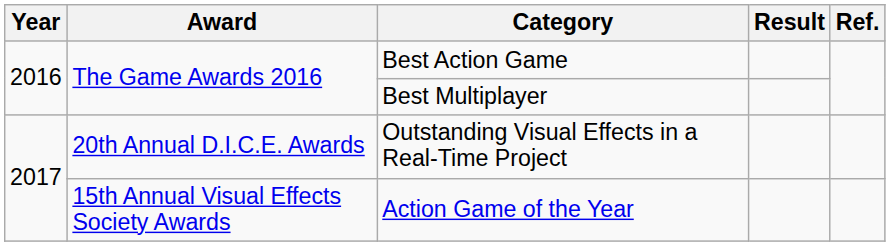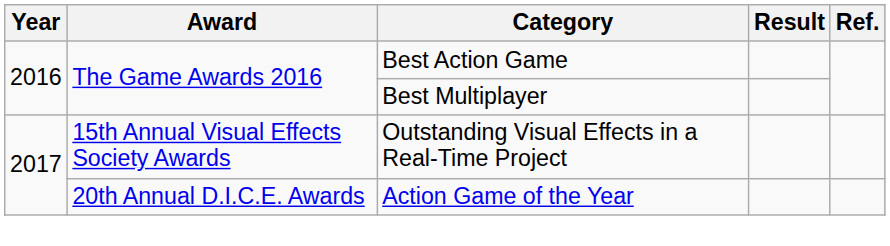(219, 146) 20th Annual D.I.C.E. Awards -> (207, 146) 15th Annual Visual Effects Society Awards
(207, 209) 15th Annual Visual Effects Society Awards -> (219, 196) 20th Annual D.I.C.E. Awards
